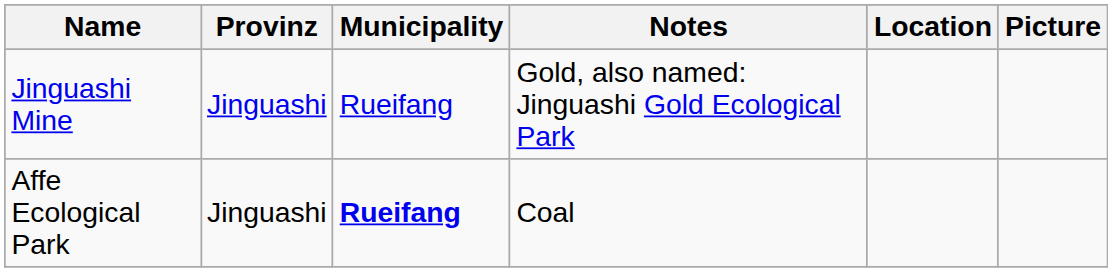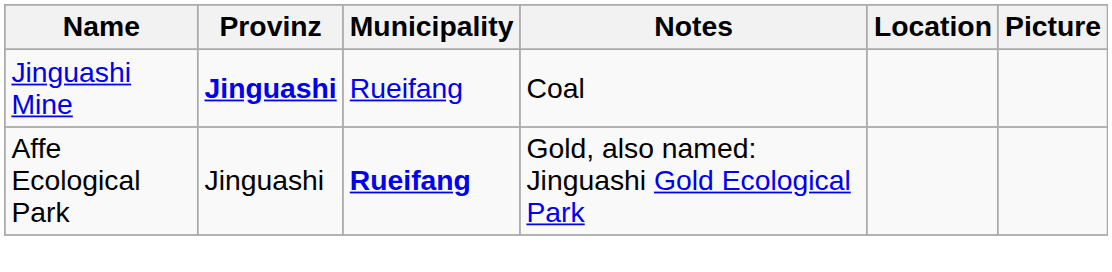(267, 103) normal -> (271, 87) bold
(679, 103) Gold, also named: Jinguashi Gold Ecological Park -> (556, 87) Coal
(546, 212) Coal -> (689, 180) Gold, also named: Jinguashi Gold Ecological Park
